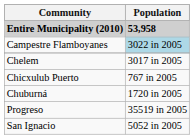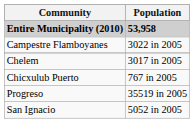(155, 45) lightblue background -> (155, 45) no background
- row: (27, 93)
